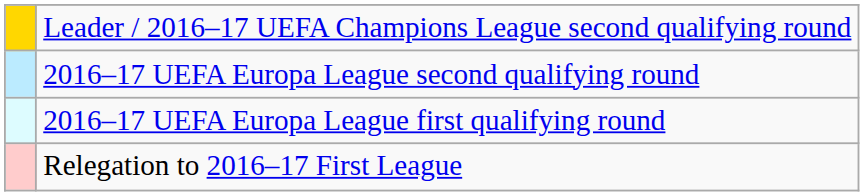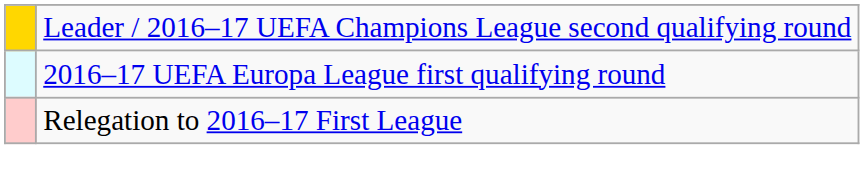- row: (371, 73)
